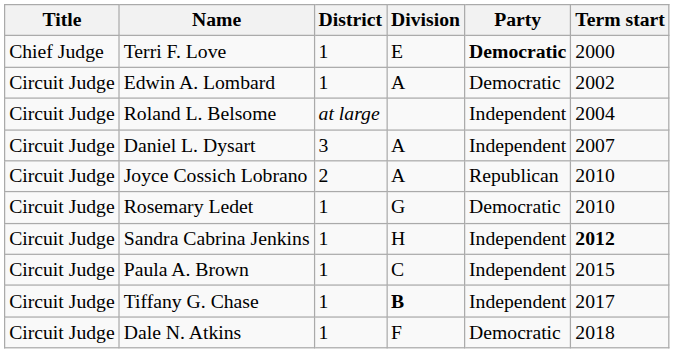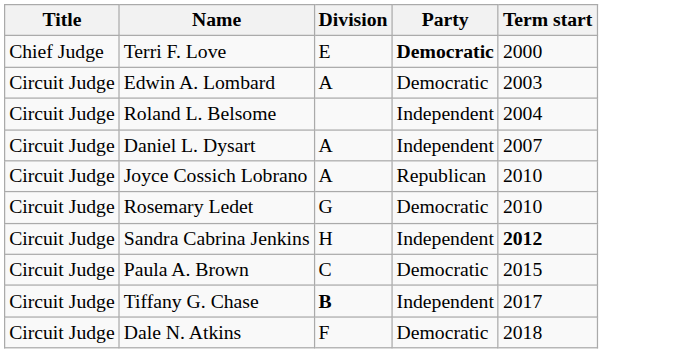- column: (350, 20)
(595, 82) 2002 -> (523, 82) 2003
(518, 269) Independent -> (442, 269) Democratic
